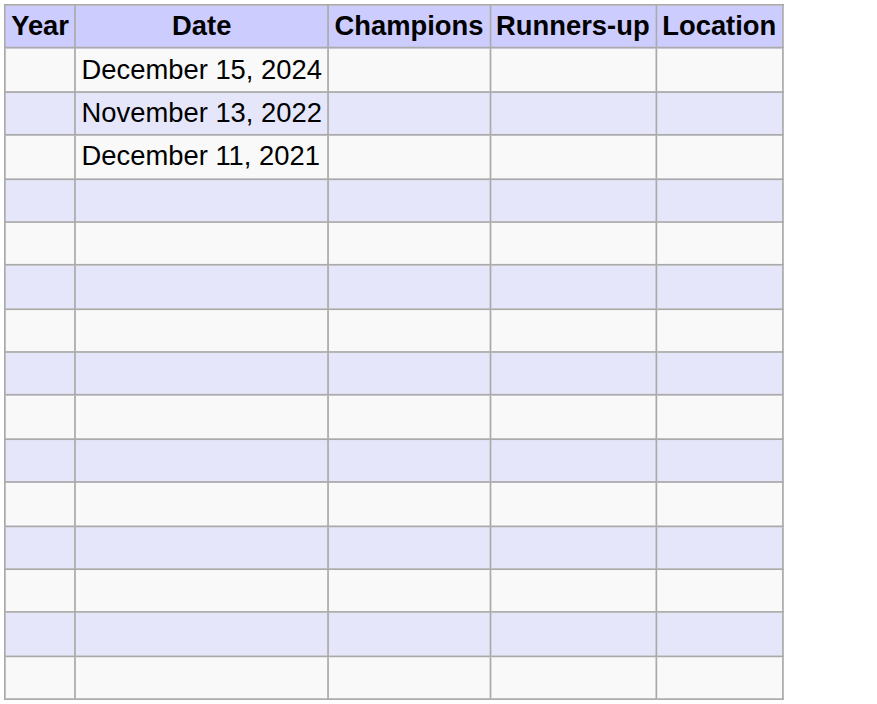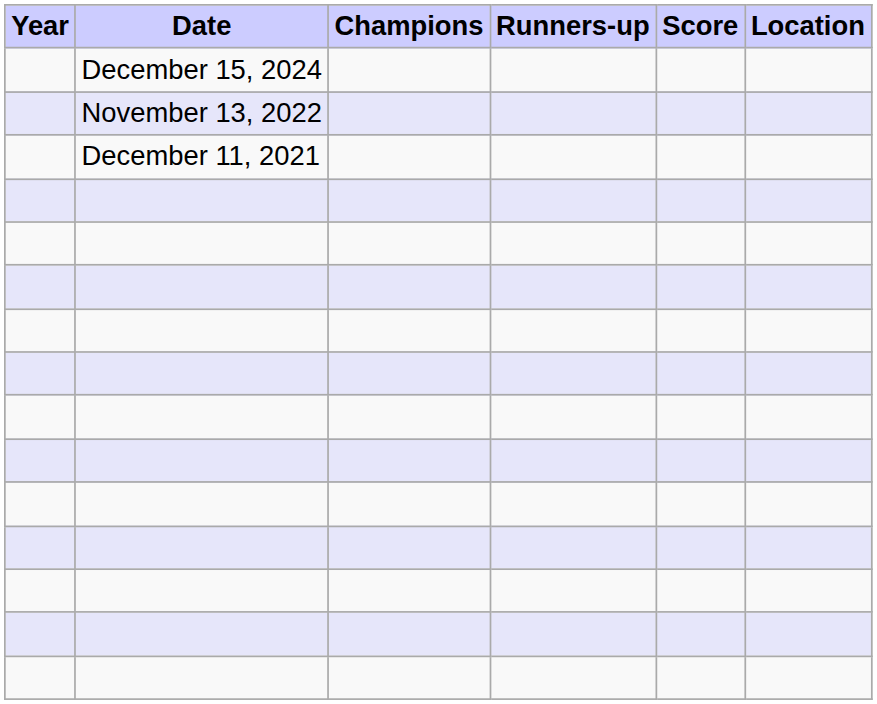+ column: (700, 26)
